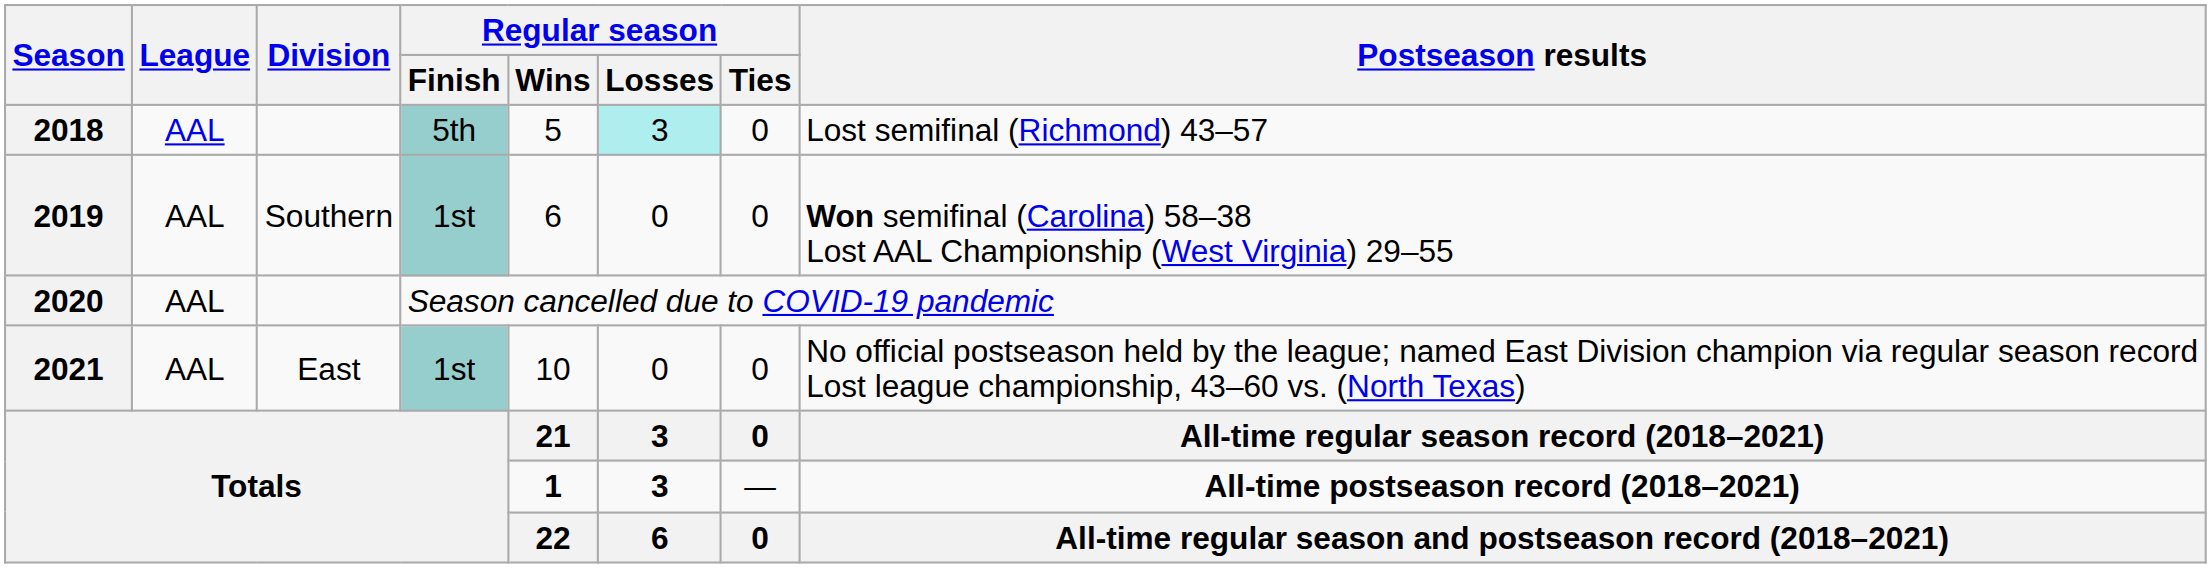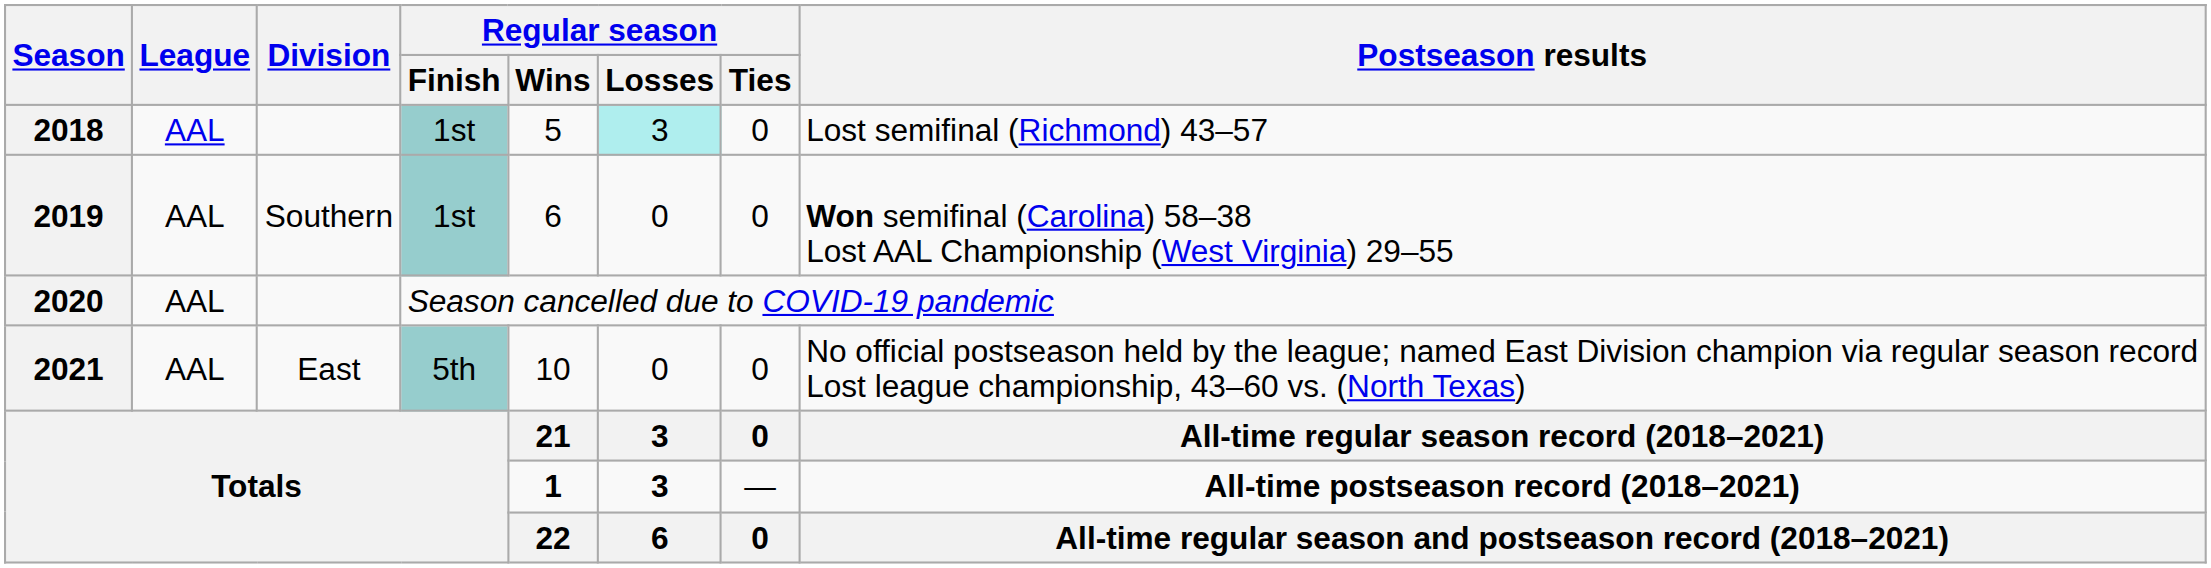(454, 130) 5th -> (454, 130) 1st
(454, 369) 1st -> (454, 369) 5th
